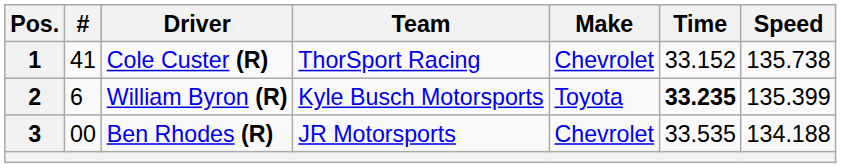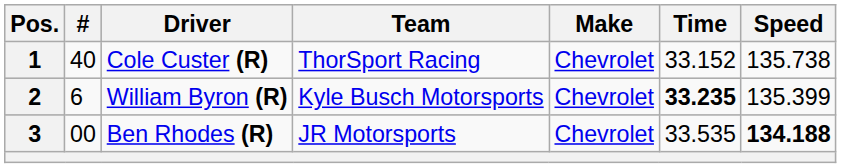(83, 60) 41 -> (83, 60) 40
(589, 97) Toyota -> (604, 97) Chevrolet
(789, 134) normal -> (789, 134) bold
